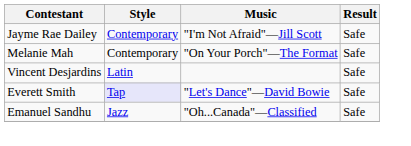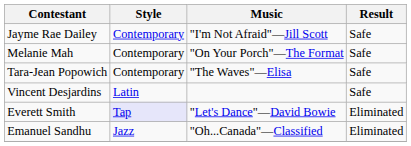+ row: (57, 72)
(354, 92) Safe -> (376, 111) Eliminated
(354, 111) Safe -> (376, 131) Eliminated
